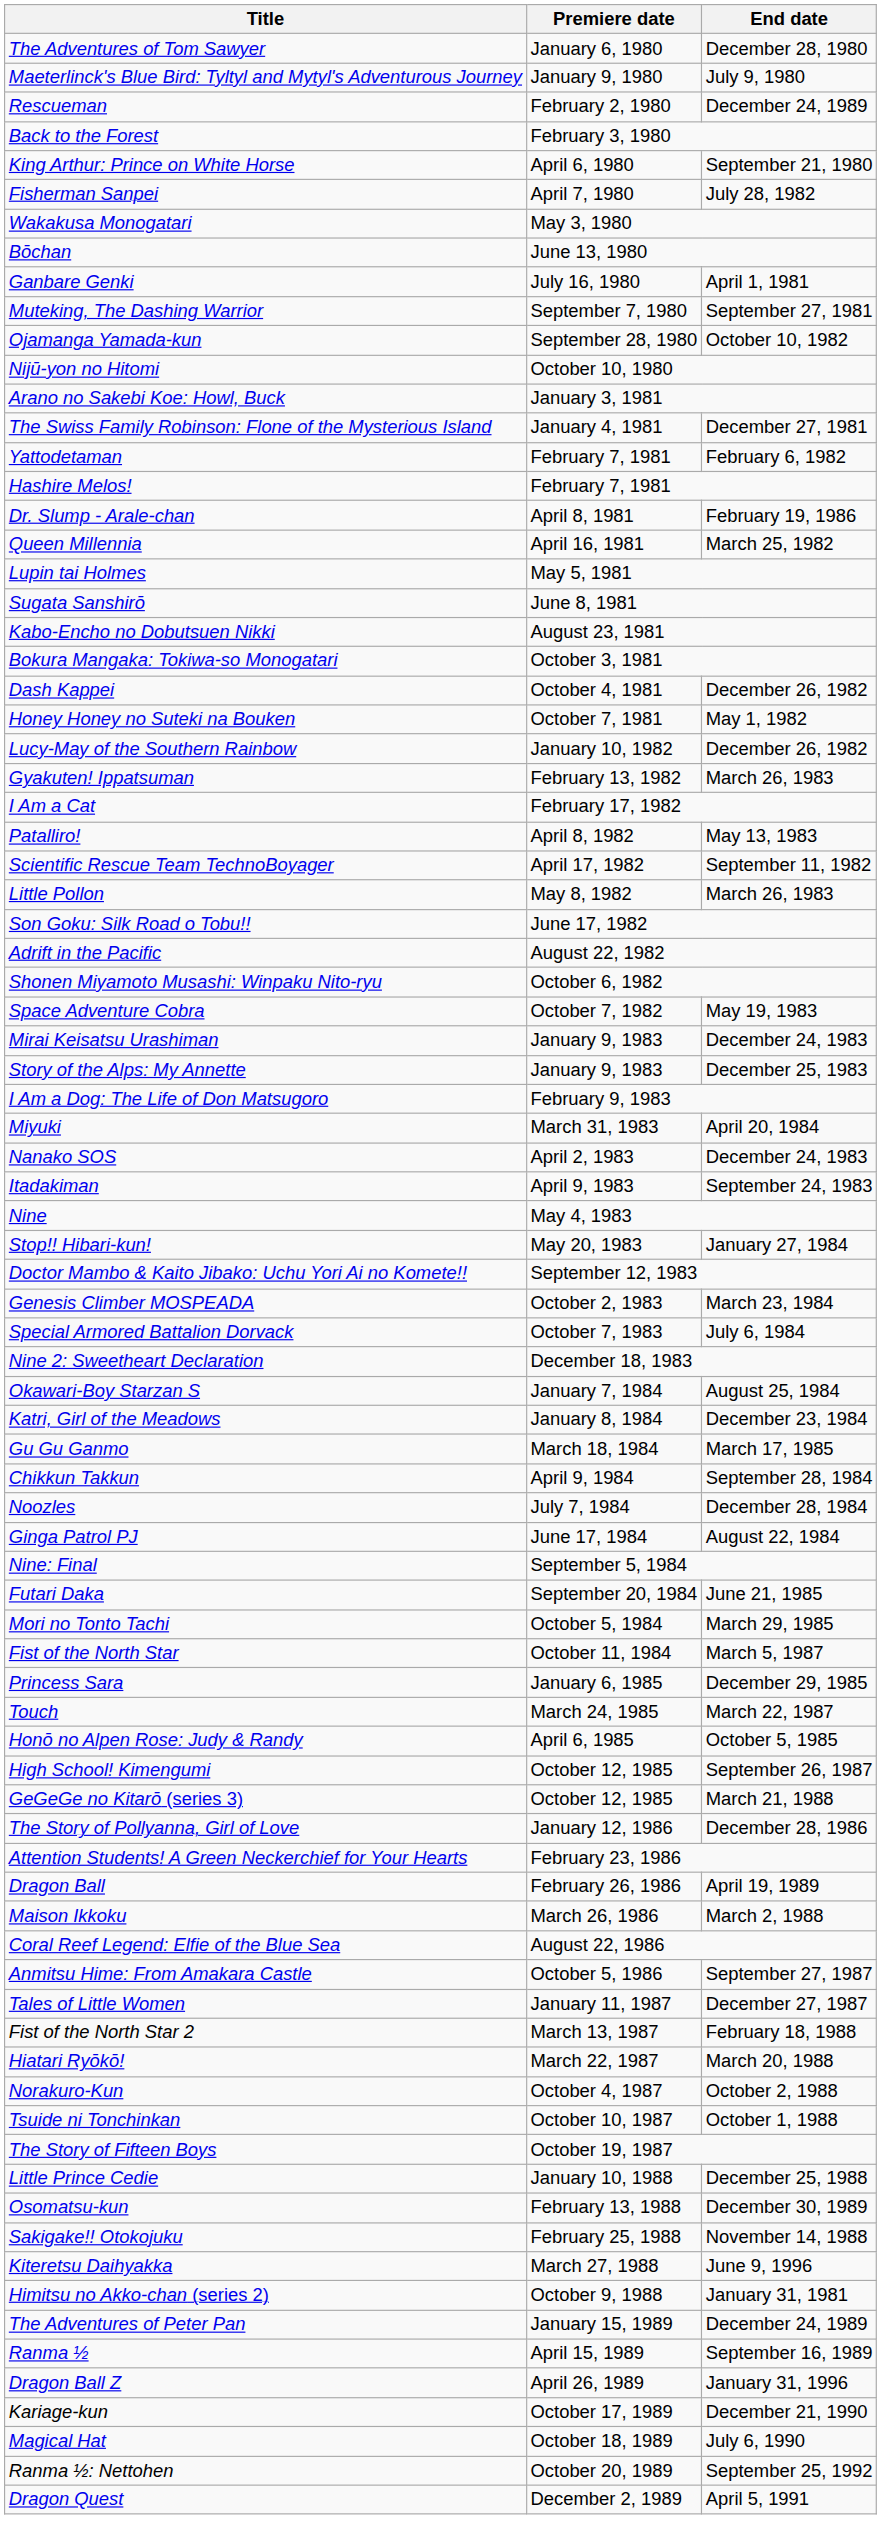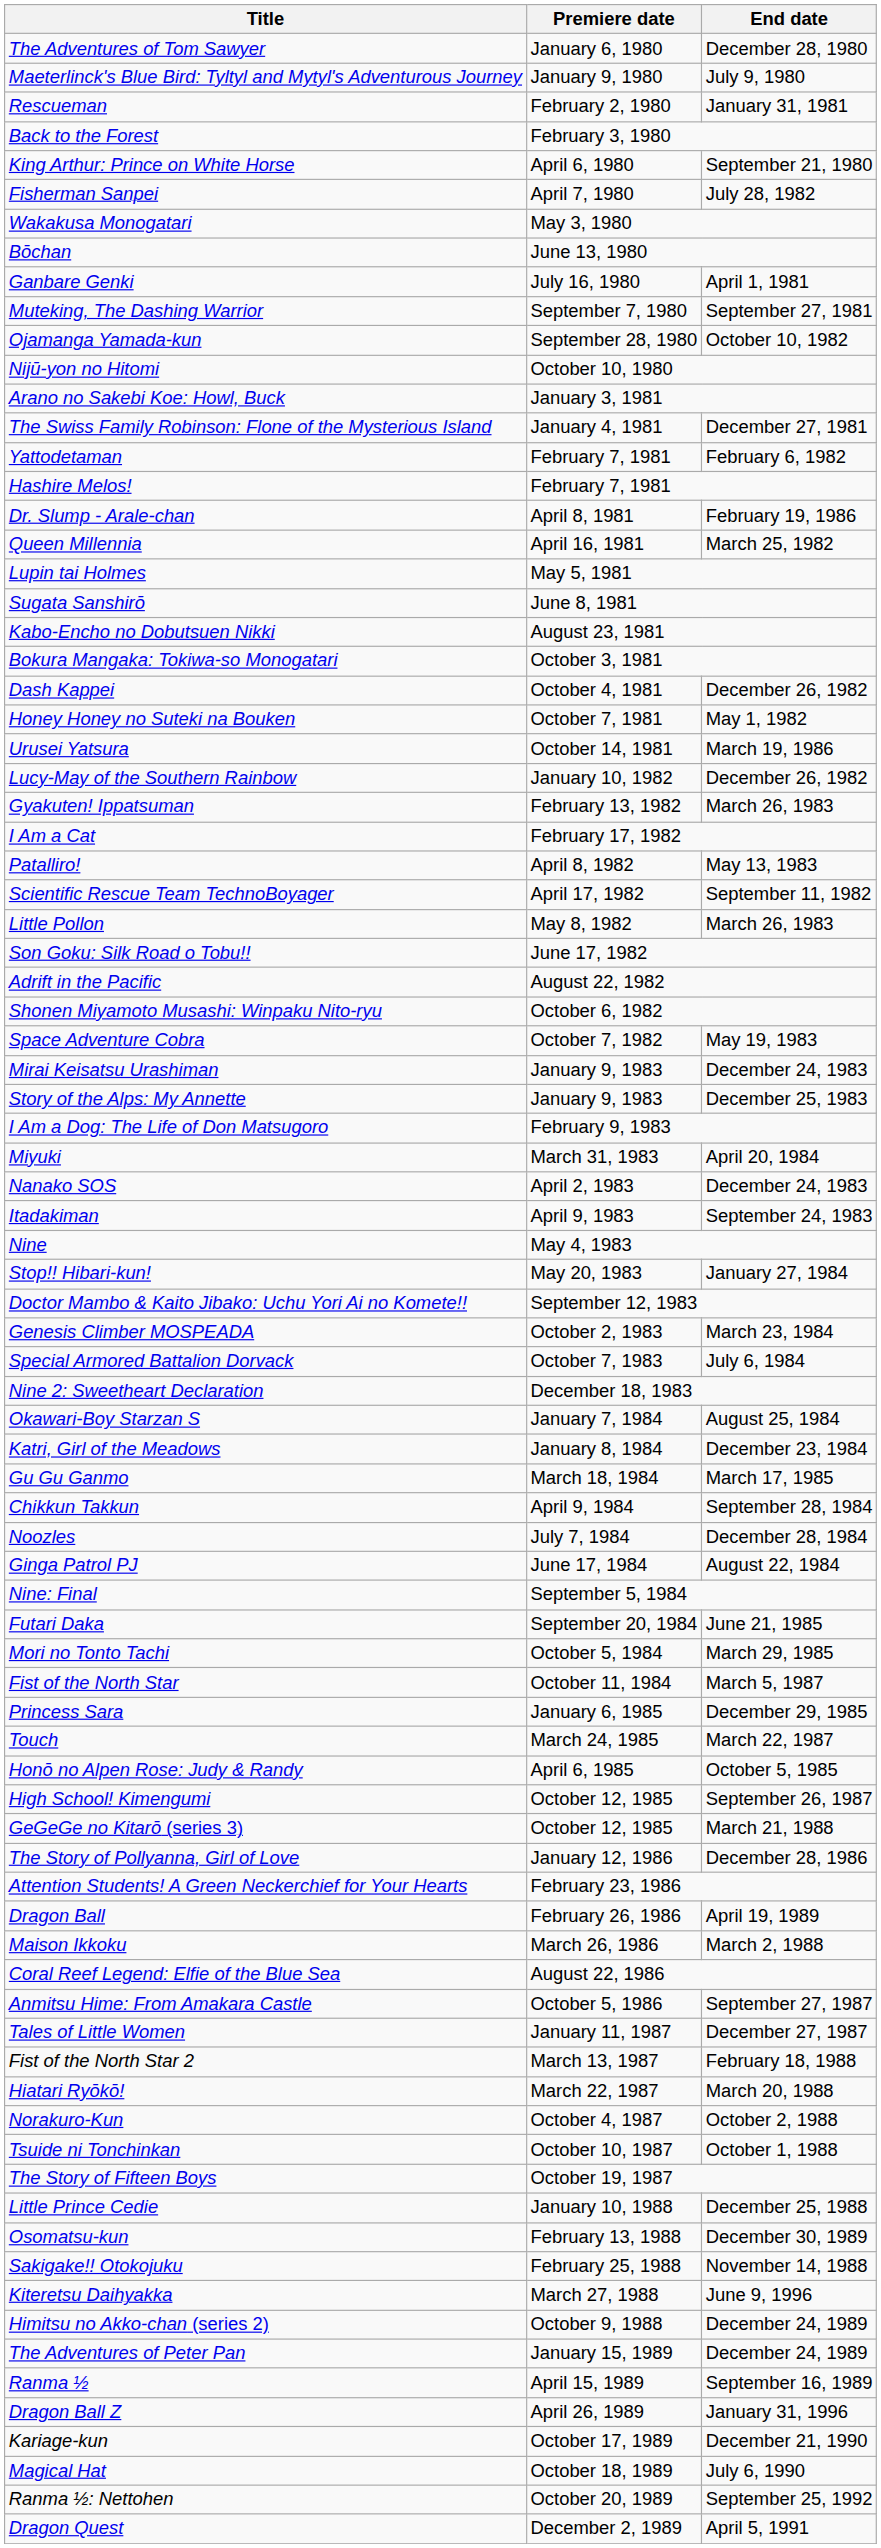(787, 106) December 24, 1989 -> (777, 106) January 31, 1981
+ row: (69, 748)
(777, 2295) January 31, 1981 -> (787, 2324) December 24, 1989
